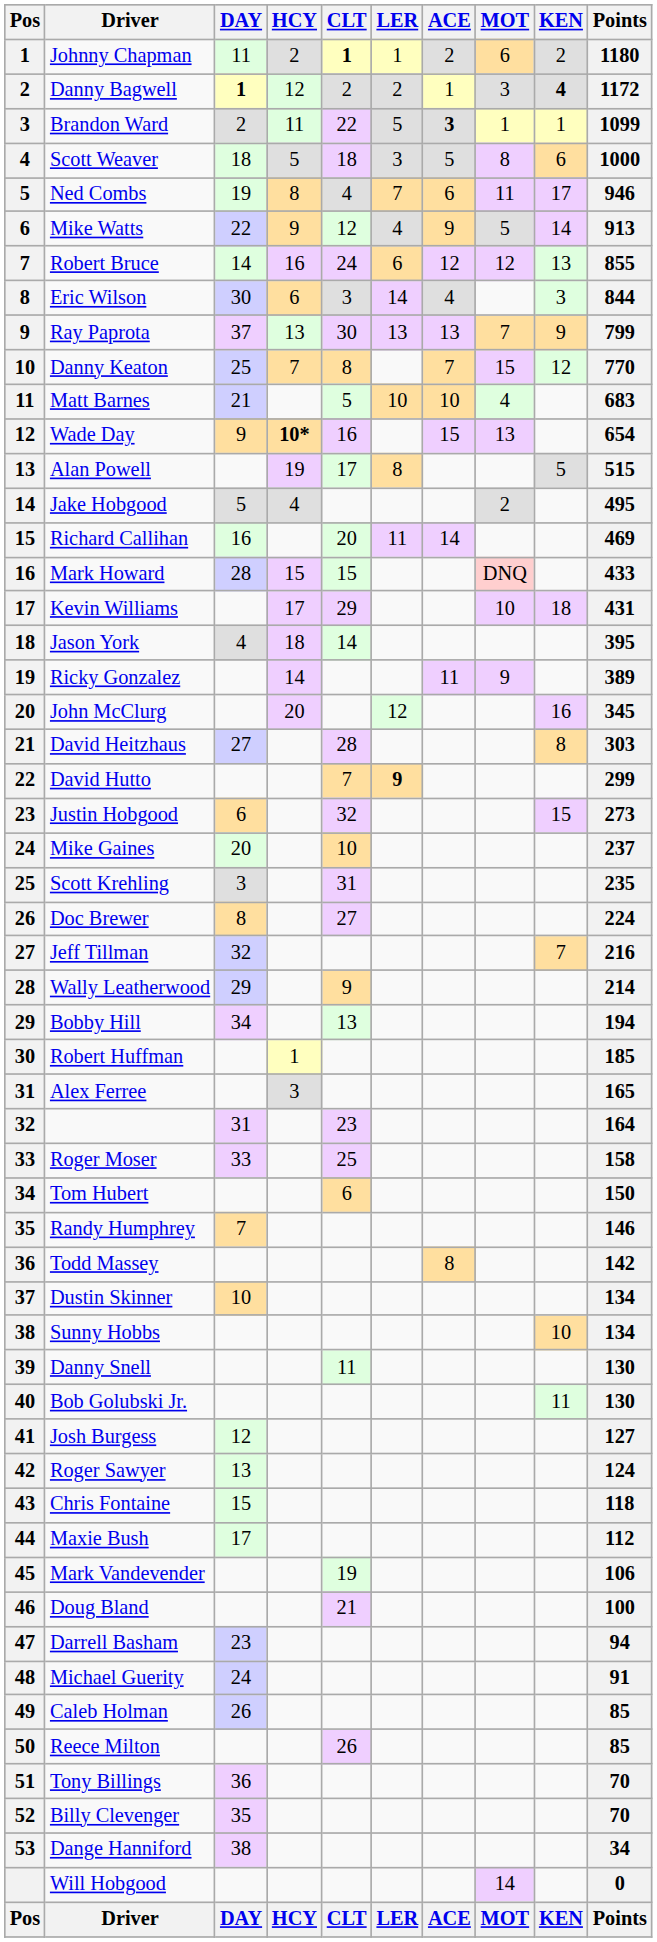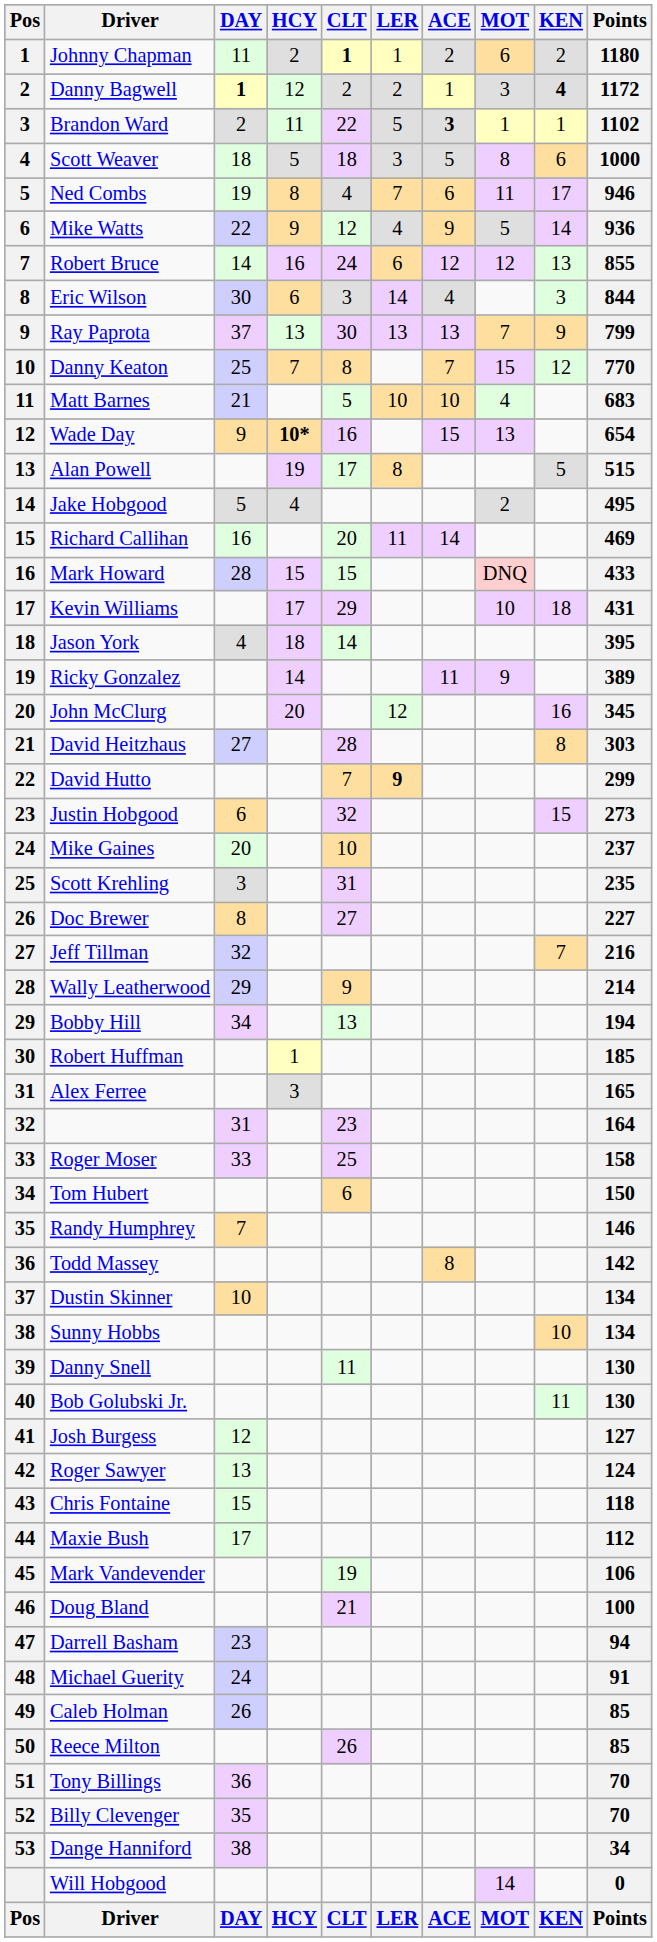(620, 125) 1099 -> (620, 125) 1102
(620, 229) 913 -> (620, 229) 936
(620, 918) 224 -> (620, 918) 227
